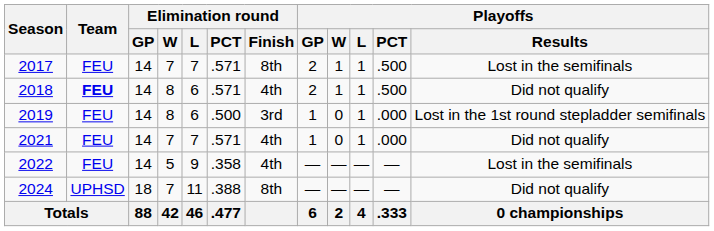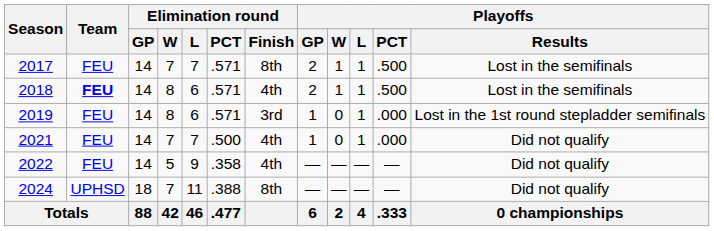(560, 90) Did not qualify -> (560, 90) Lost in the semifinals
(226, 115) .500 -> (226, 115) .571
(226, 139) .571 -> (226, 139) .500
(560, 164) Lost in the semifinals -> (560, 164) Did not qualify
